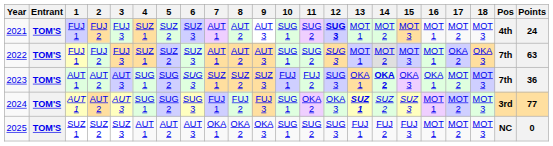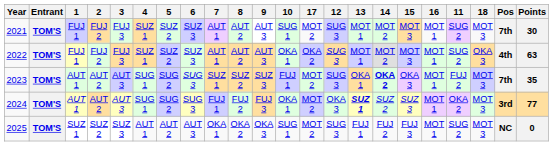columns swapped: (312, 11) <-> (458, 11)
(336, 30) bold -> (336, 30) normal
(506, 30) 4th -> (506, 30) 7th
(532, 30) 24 -> (532, 30) 30
(288, 55) SUG 1 -> (288, 55) OKA 1
(506, 55) 7th -> (506, 55) 4th
(434, 79) OKA 1 -> (434, 79) MOT 1
(532, 79) 36 -> (532, 79) 35
(288, 104) SUG 1 -> (288, 104) OKA 1
